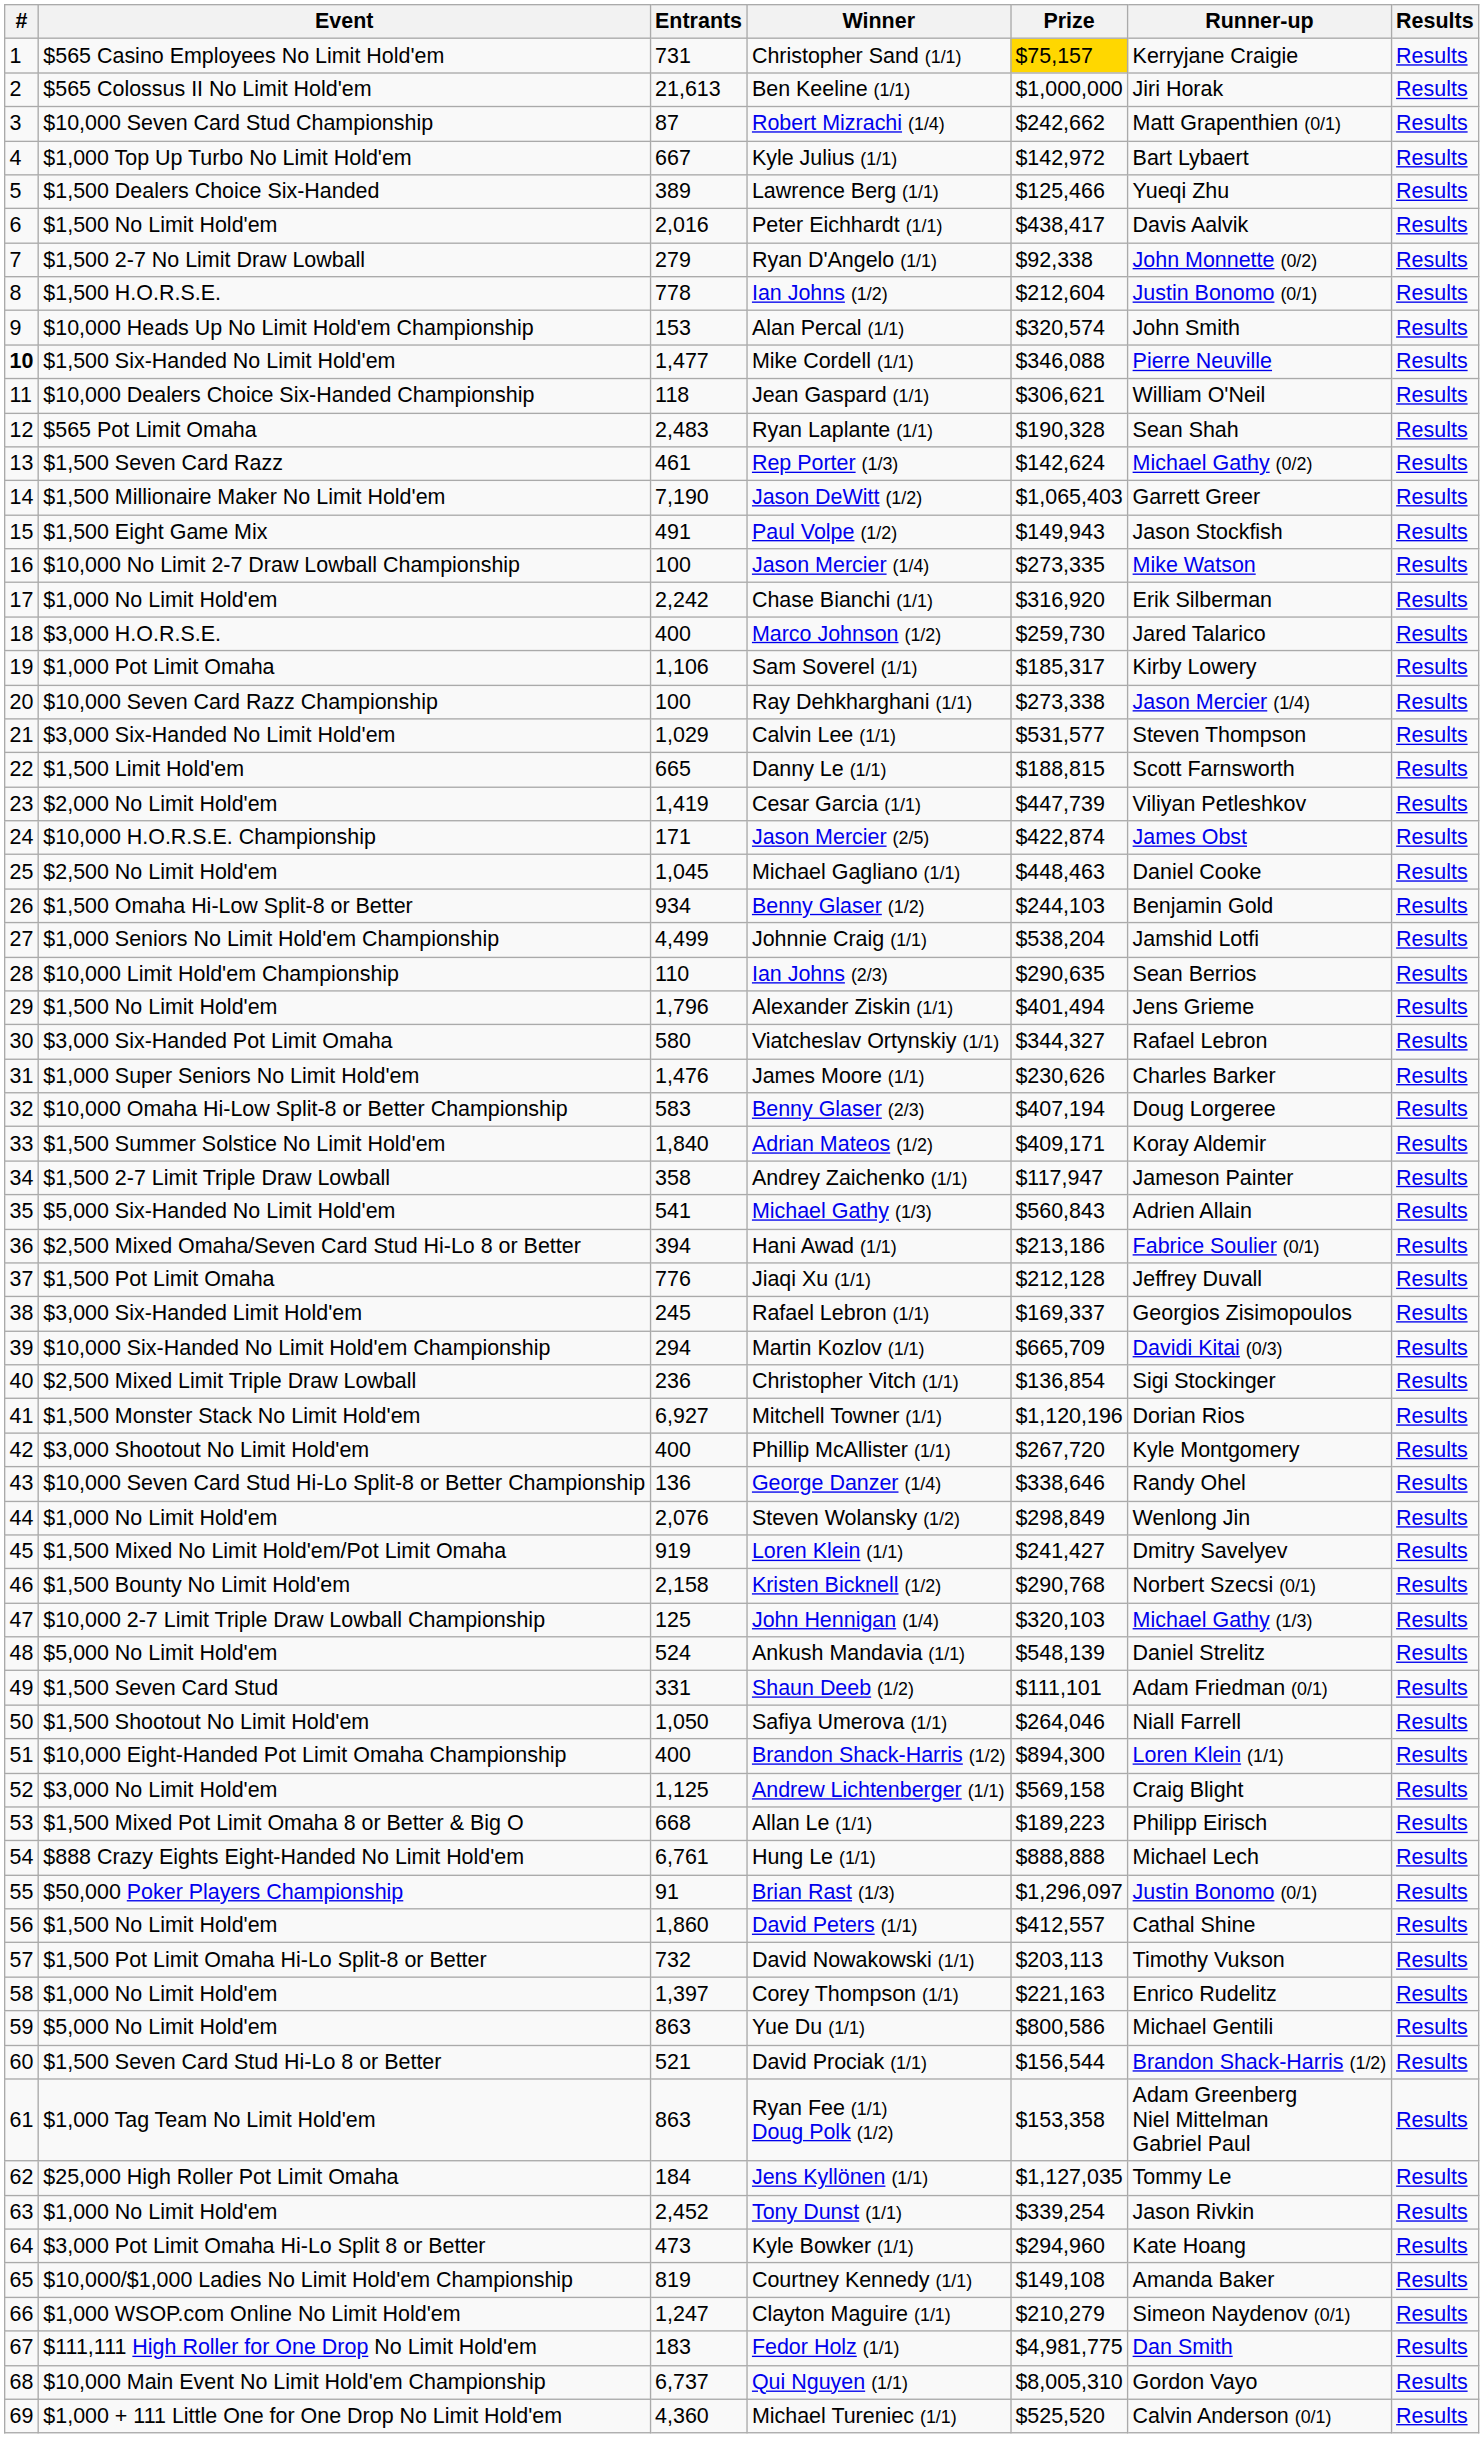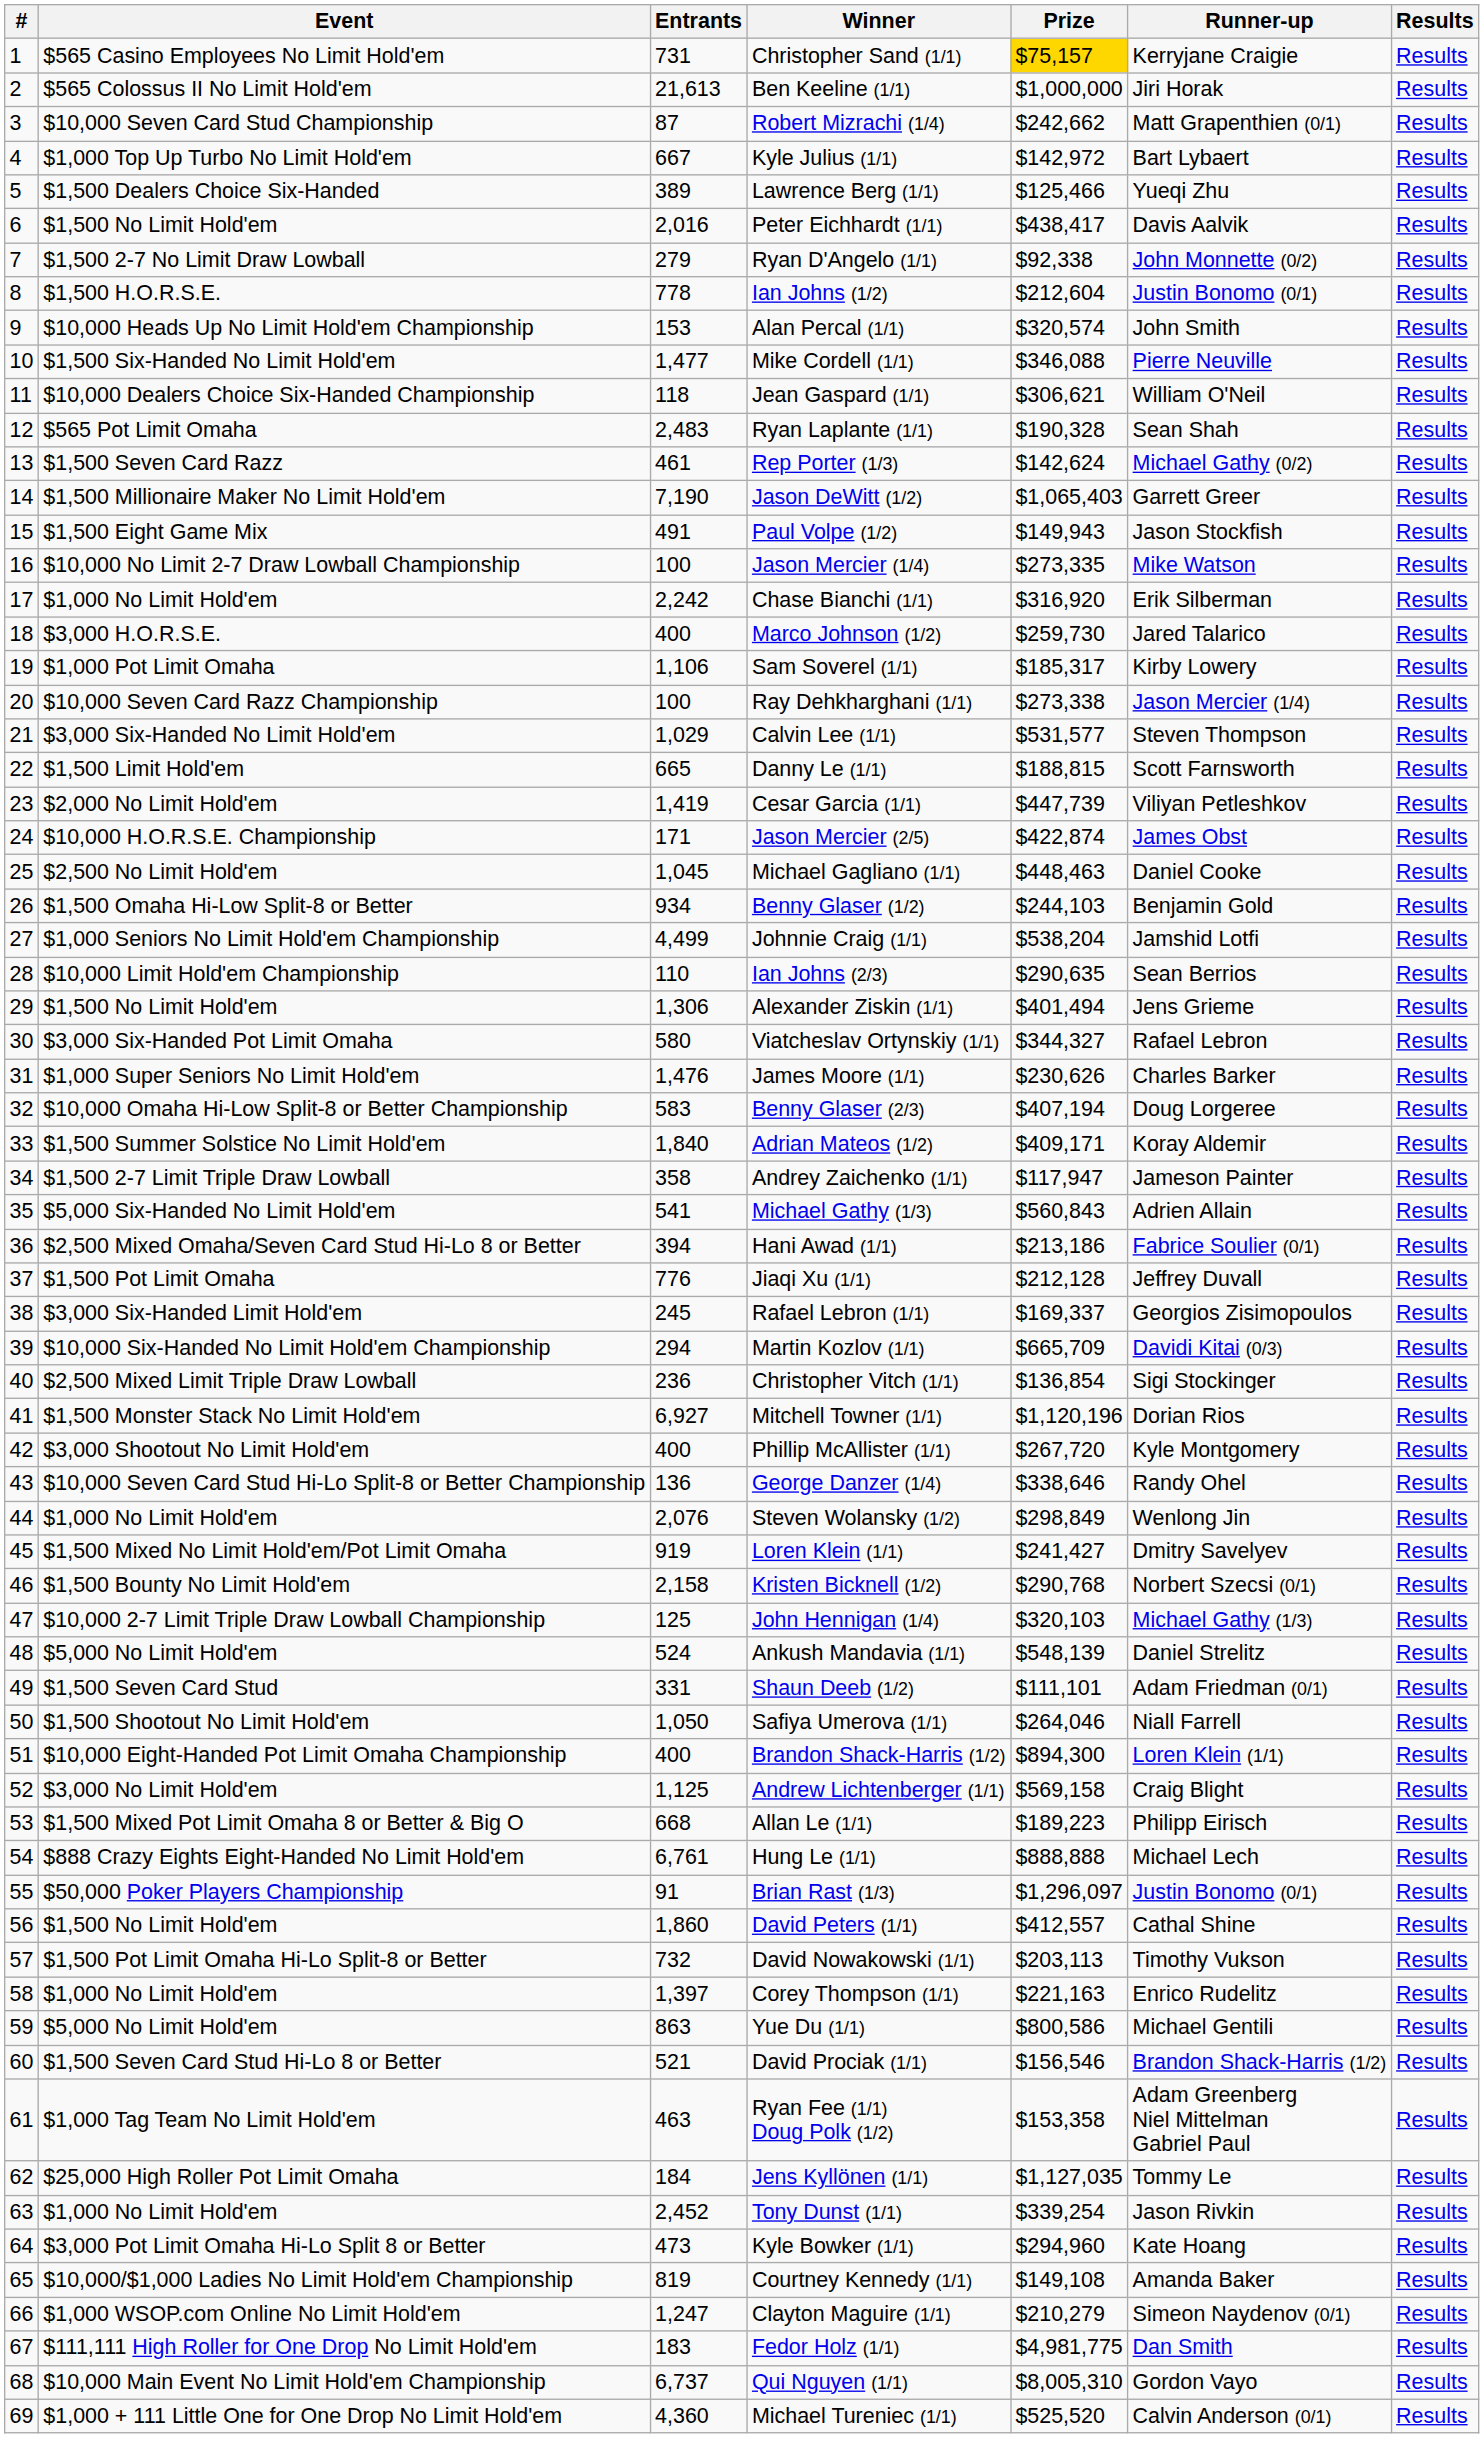(22, 361) bold -> (22, 361) normal
(682, 1007) 1,796 -> (682, 1007) 1,306
(1060, 2061) $156,544 -> (1060, 2061) $156,546
(673, 2119) 863 -> (673, 2119) 463
